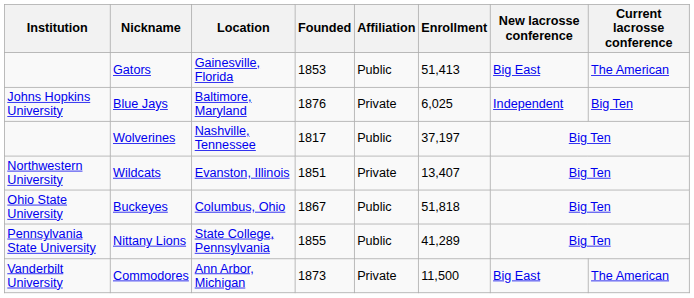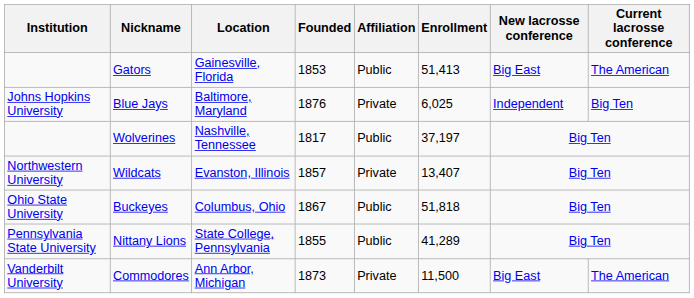(312, 172) 1851 -> (312, 172) 1857
